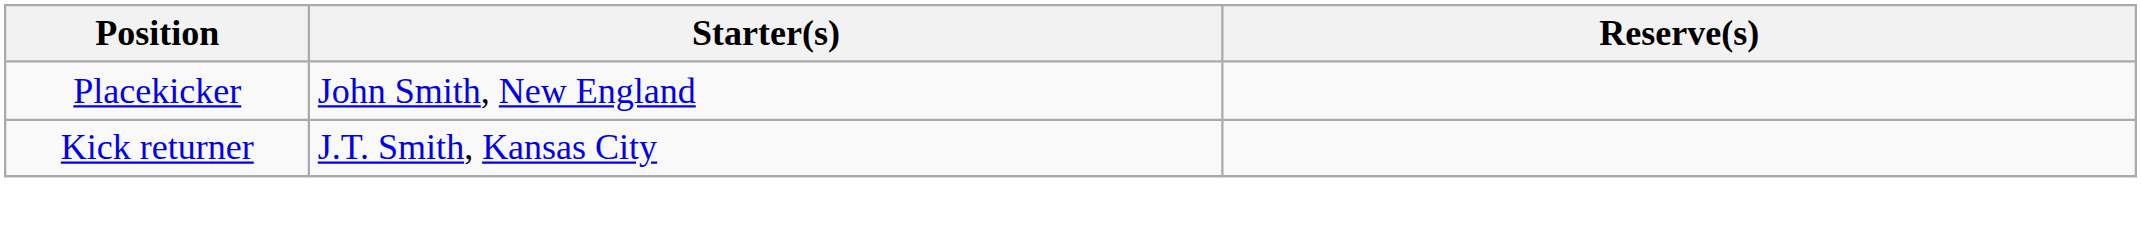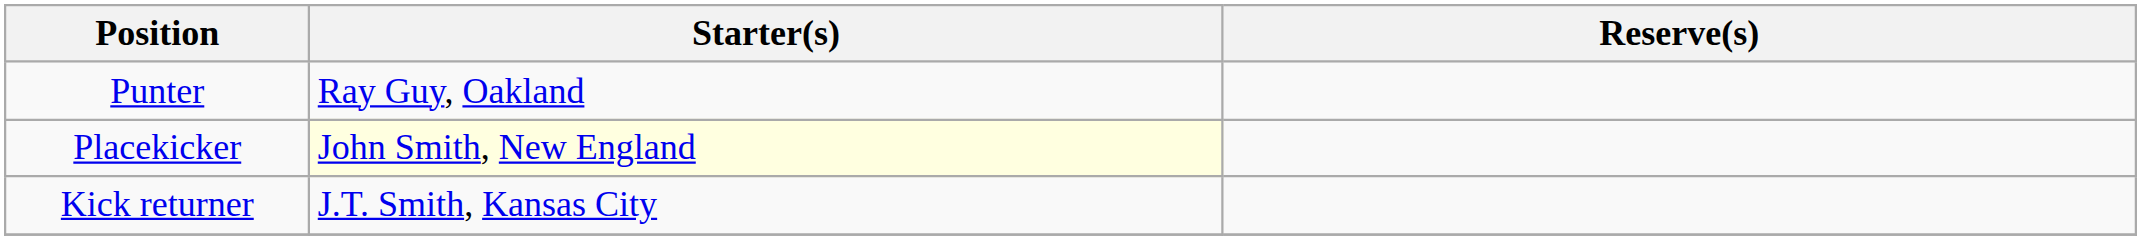+ row: (157, 90)
(507, 90) no background -> (507, 147) lightyellow background
